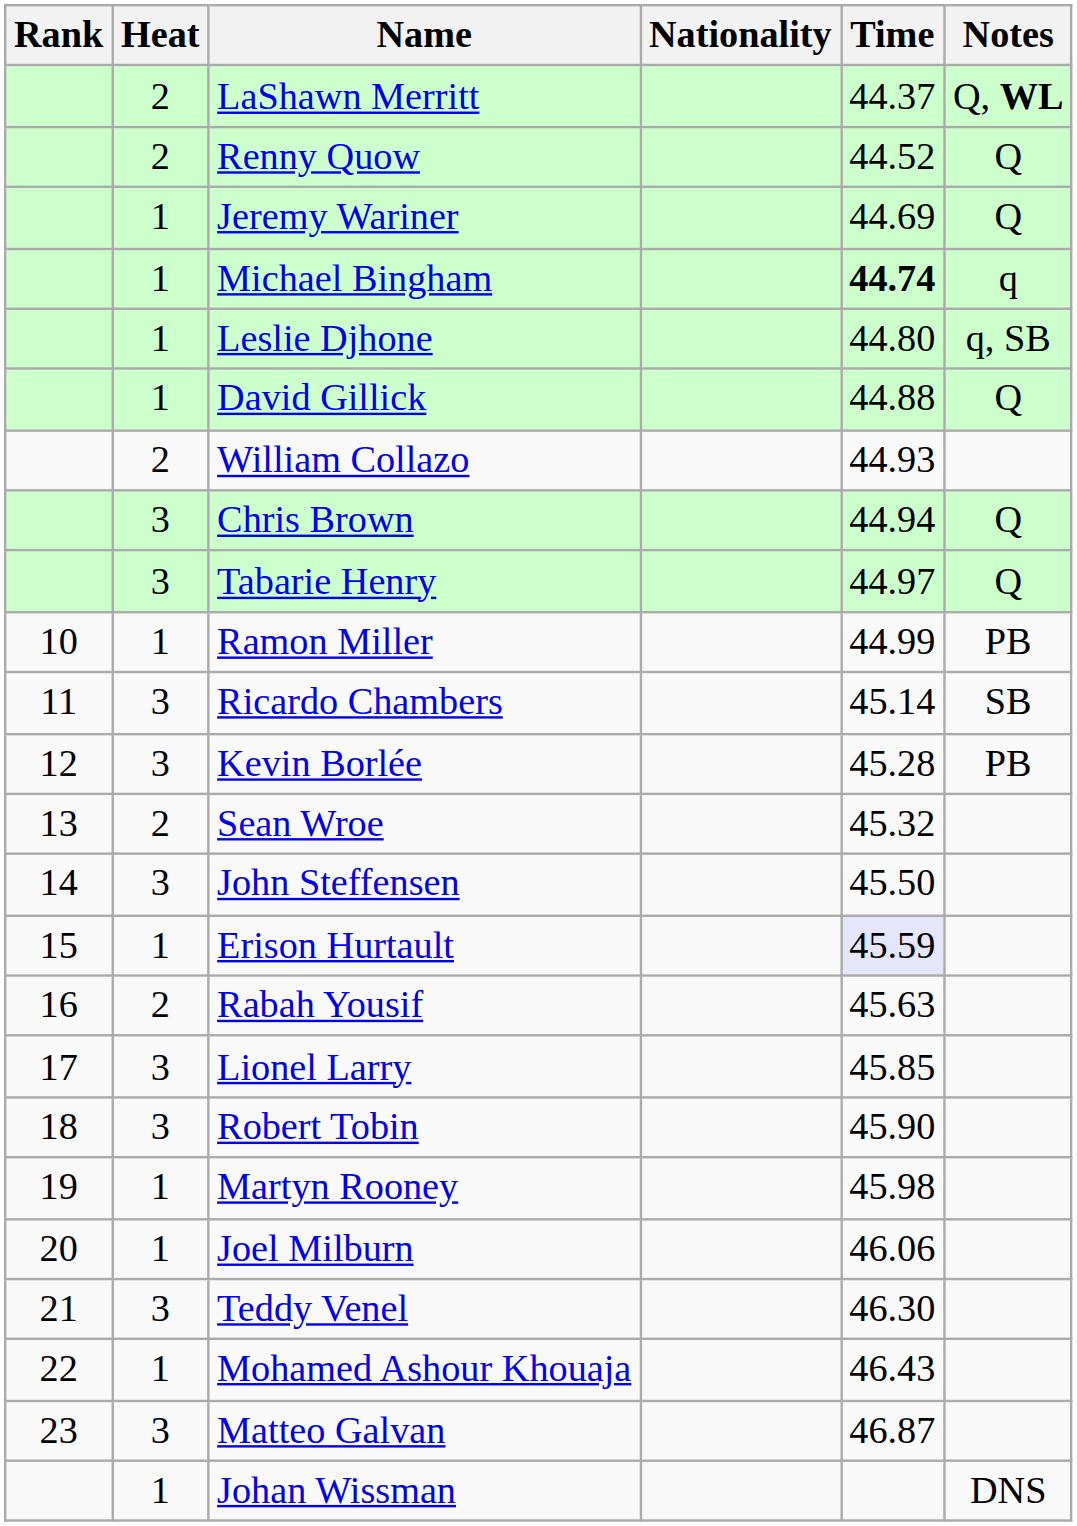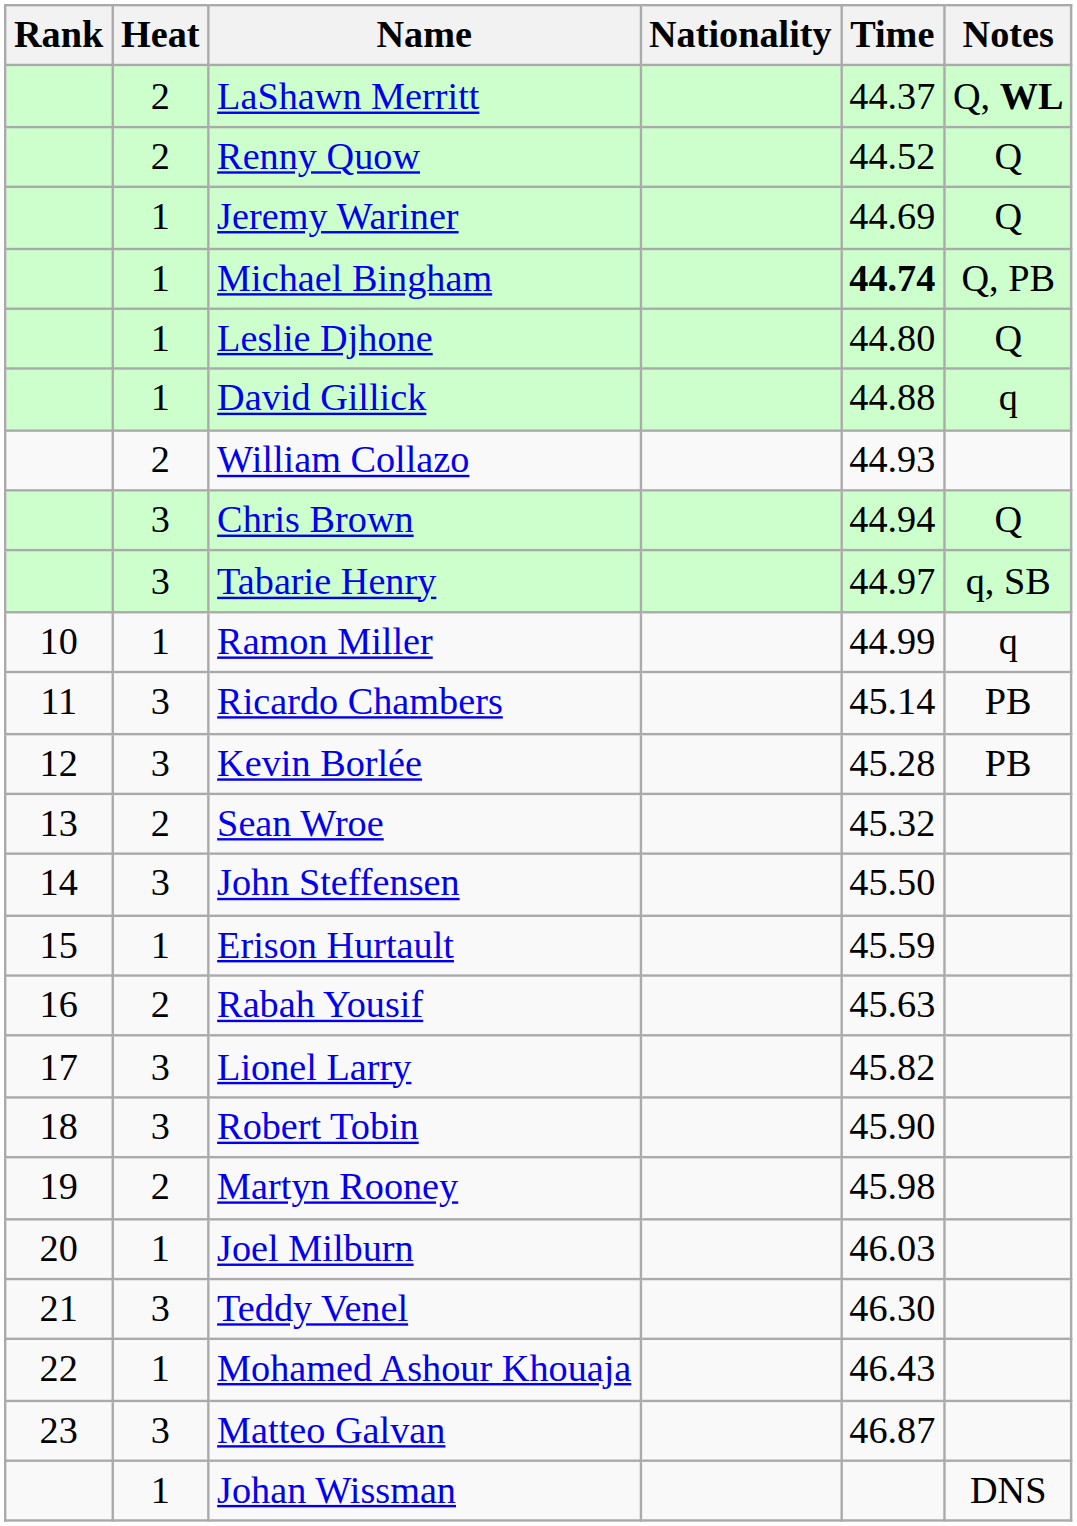(1008, 277) q -> (1008, 277) Q, PB
(1008, 338) q, SB -> (1008, 338) Q
(1008, 398) Q -> (1008, 398) q
(1008, 580) Q -> (1008, 580) q, SB
(1008, 641) PB -> (1008, 641) q
(1008, 701) SB -> (1008, 701) PB
(892, 944) lavender background -> (892, 944) no background
(892, 1065) 45.85 -> (892, 1065) 45.82
(160, 1187) 1 -> (160, 1187) 2
(892, 1247) 46.06 -> (892, 1247) 46.03
